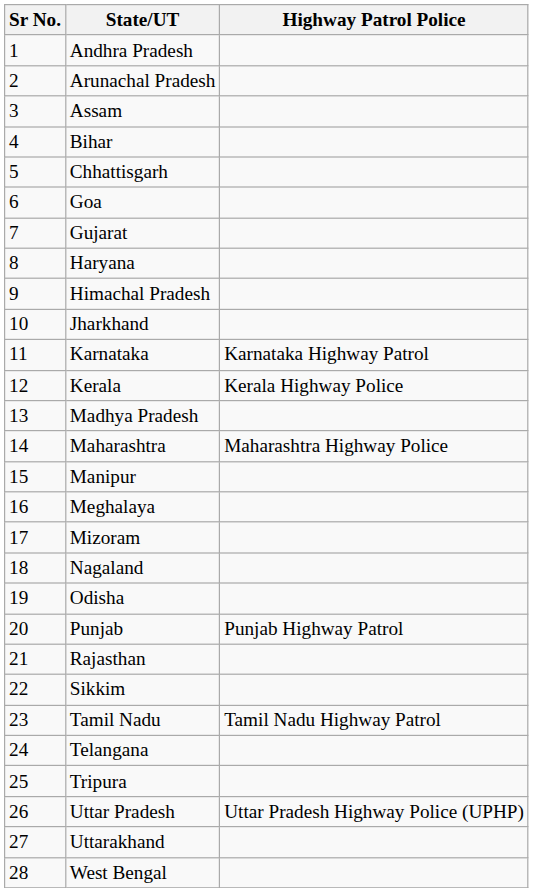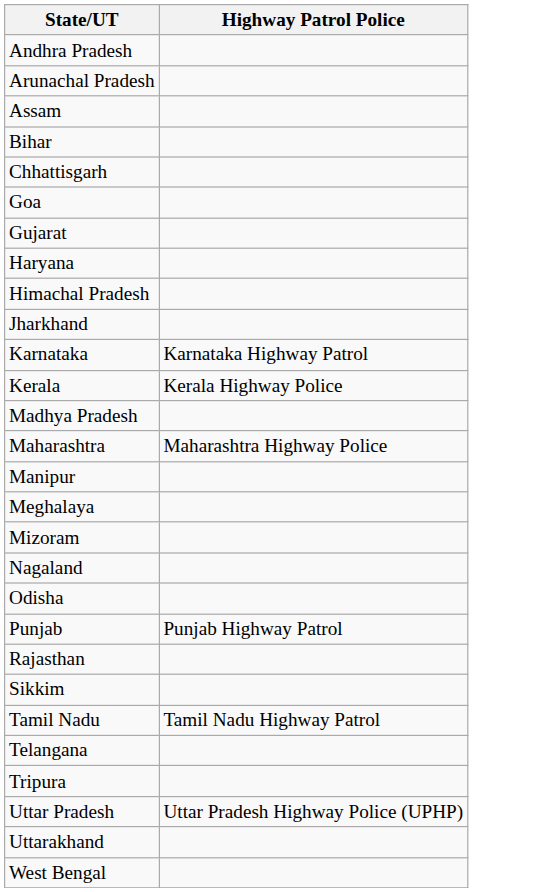- column: (35, 19)
